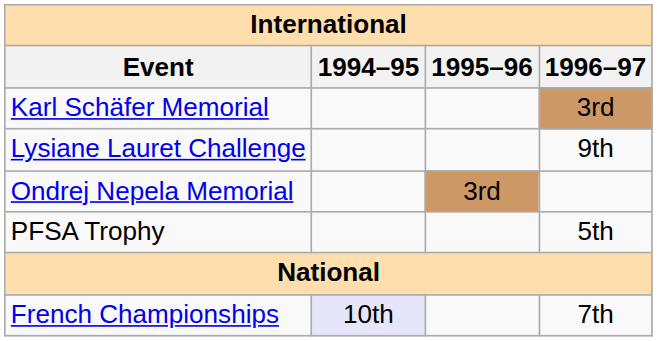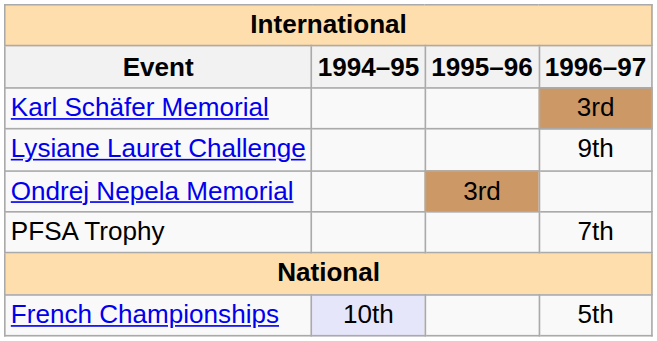(596, 231) 5th -> (596, 231) 7th
(596, 314) 7th -> (596, 314) 5th
